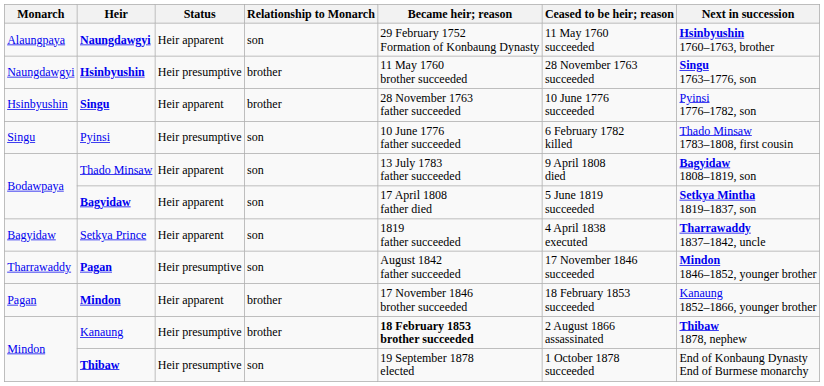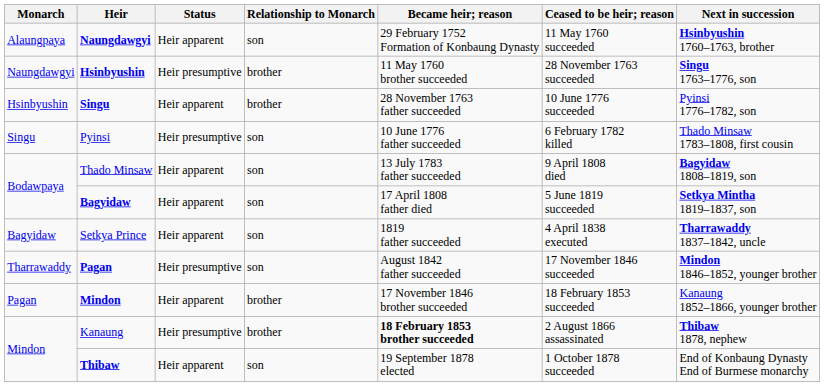(200, 365) Heir presumptive -> (191, 365) Heir apparent
